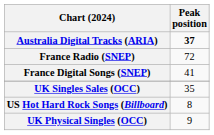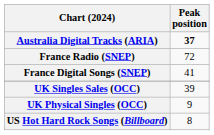(189, 89) 35 -> (189, 89) 39
rows swapped: (87, 121) <-> (87, 105)
